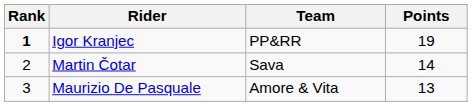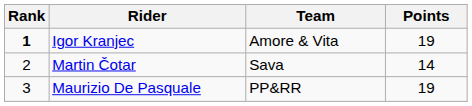(275, 40) PP&RR -> (294, 40) Amore & Vita
(294, 88) Amore & Vita -> (275, 88) PP&RR
(426, 88) 13 -> (426, 88) 19
